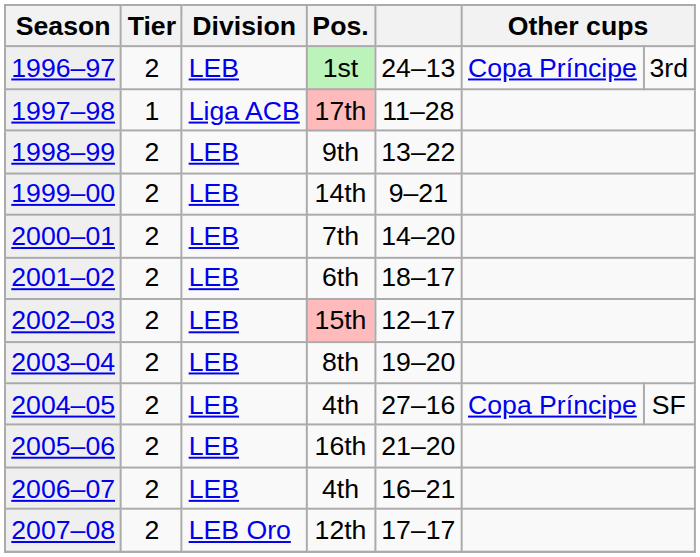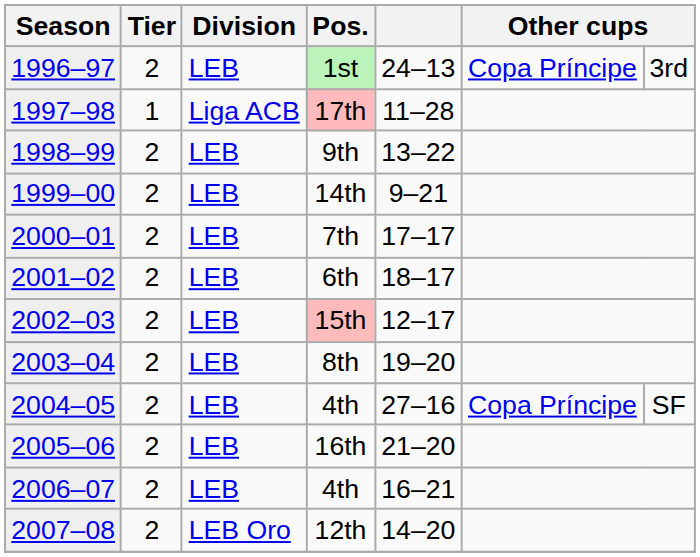(418, 236) 14–20 -> (418, 236) 17–17
(418, 530) 17–17 -> (418, 530) 14–20
